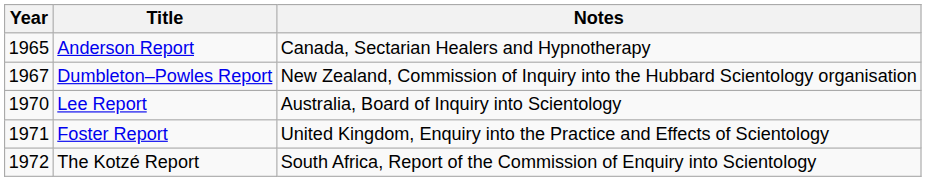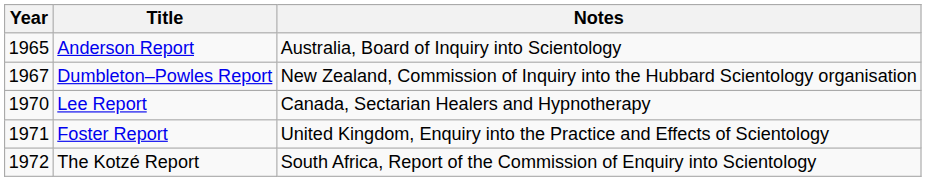(466, 47) Canada, Sectarian Healers and Hypnotherapy -> (451, 47) Australia, Board of Inquiry into Scientology
(451, 104) Australia, Board of Inquiry into Scientology -> (466, 104) Canada, Sectarian Healers and Hypnotherapy
